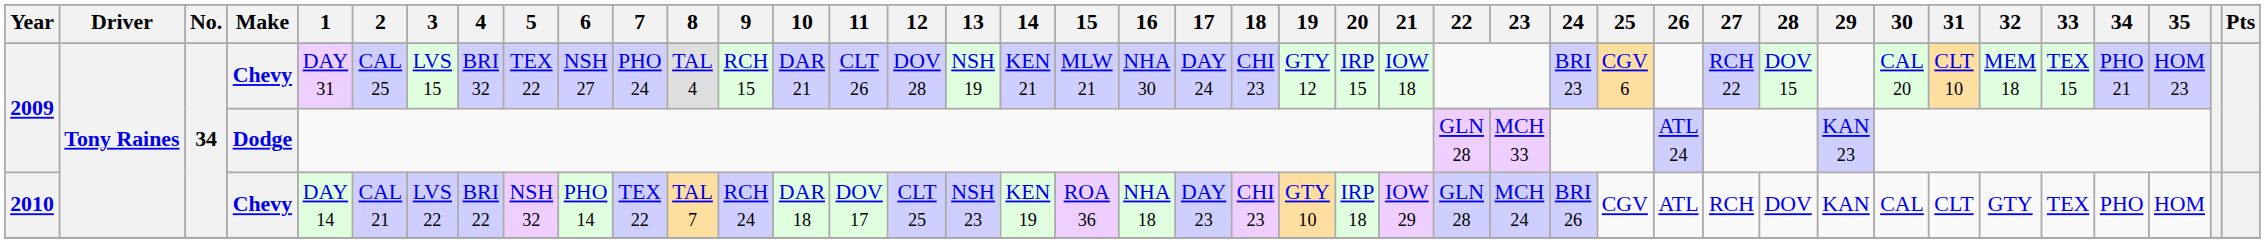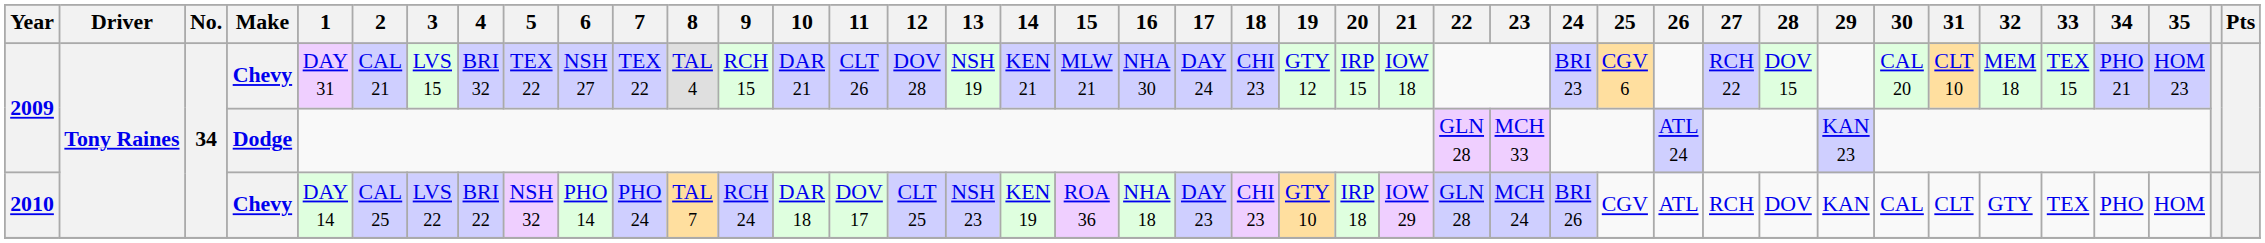(380, 73) CAL 25 -> (380, 73) CAL 21
(640, 73) PHO 24 -> (640, 73) TEX 22
(380, 204) CAL 21 -> (380, 204) CAL 25
(640, 204) TEX 22 -> (640, 204) PHO 24
